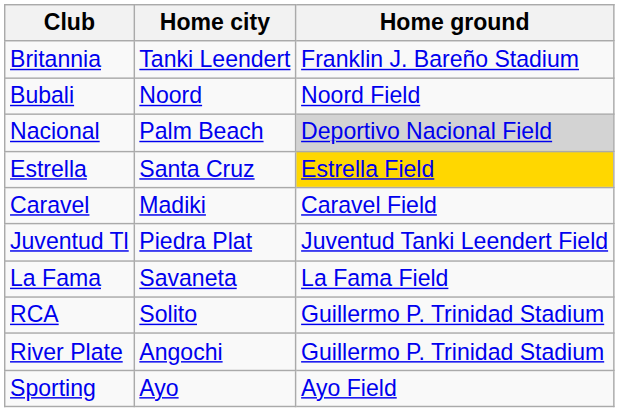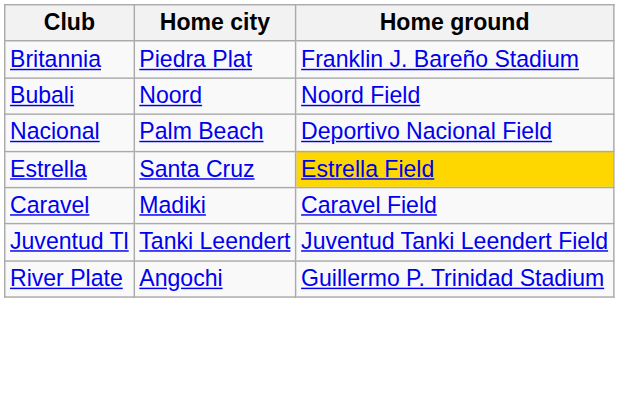(215, 59) Tanki Leendert -> (196, 59) Piedra Plat
(427, 132) lightgrey background -> (427, 132) no background
(196, 242) Piedra Plat -> (215, 242) Tanki Leendert
- row: (55, 278)
- row: (34, 315)
- row: (53, 388)
